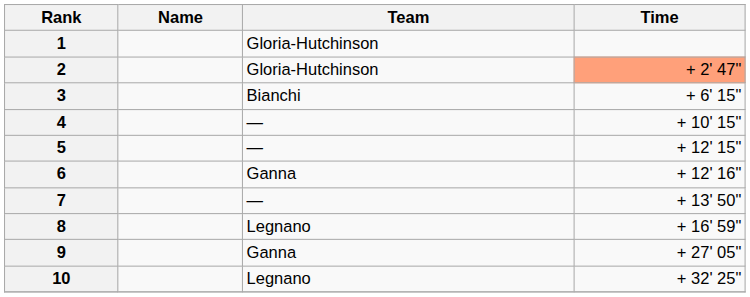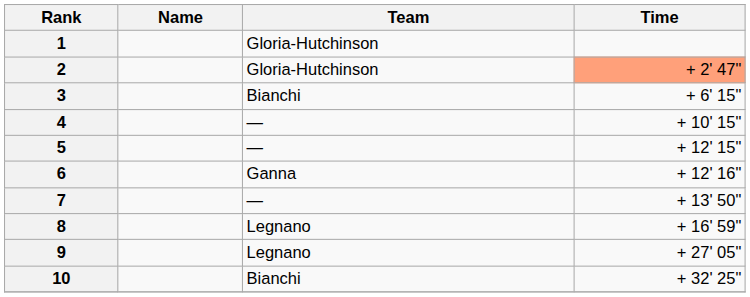(271, 252) Ganna -> (279, 252) Legnano
(279, 278) Legnano -> (274, 278) Bianchi
